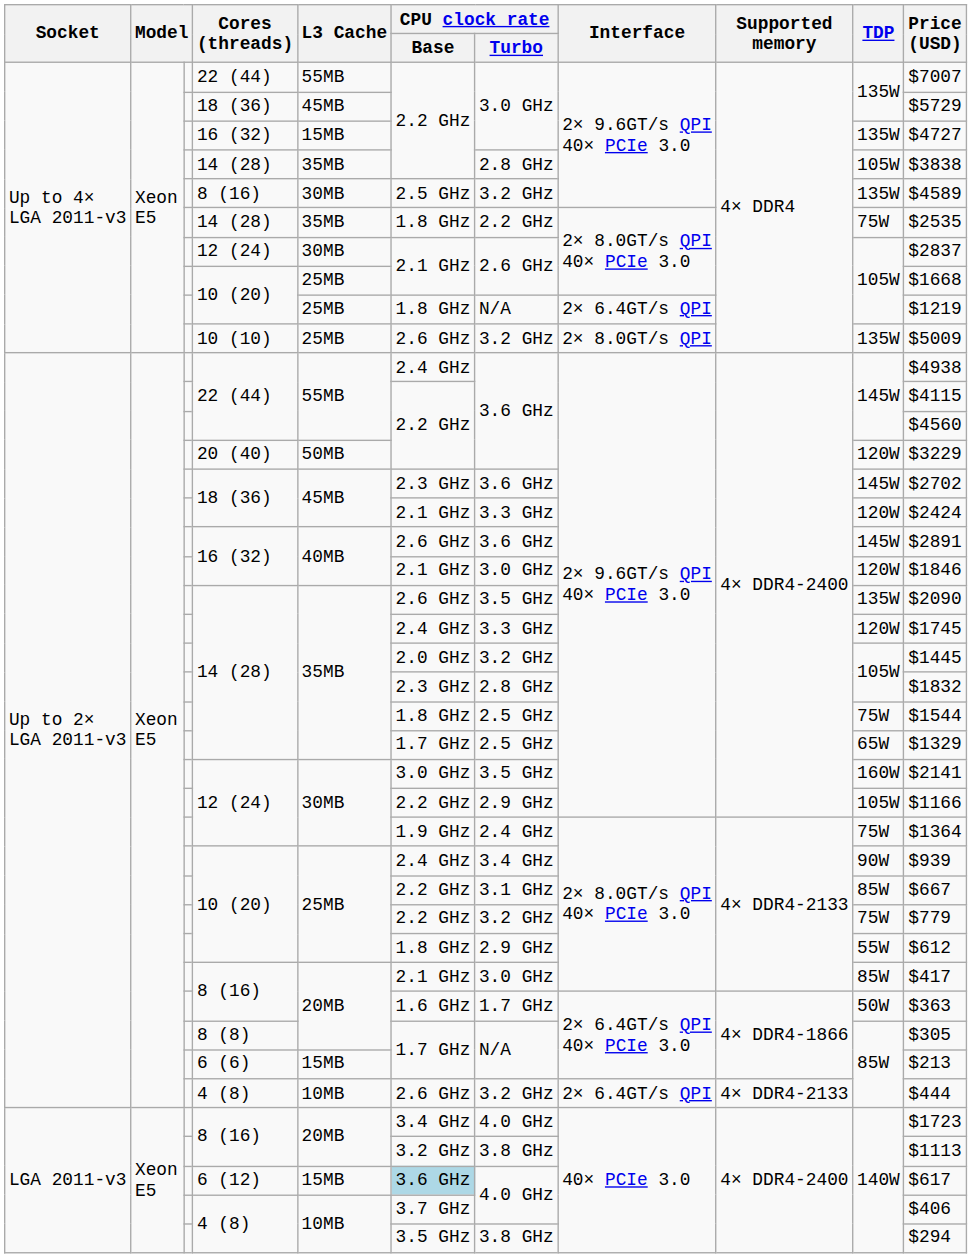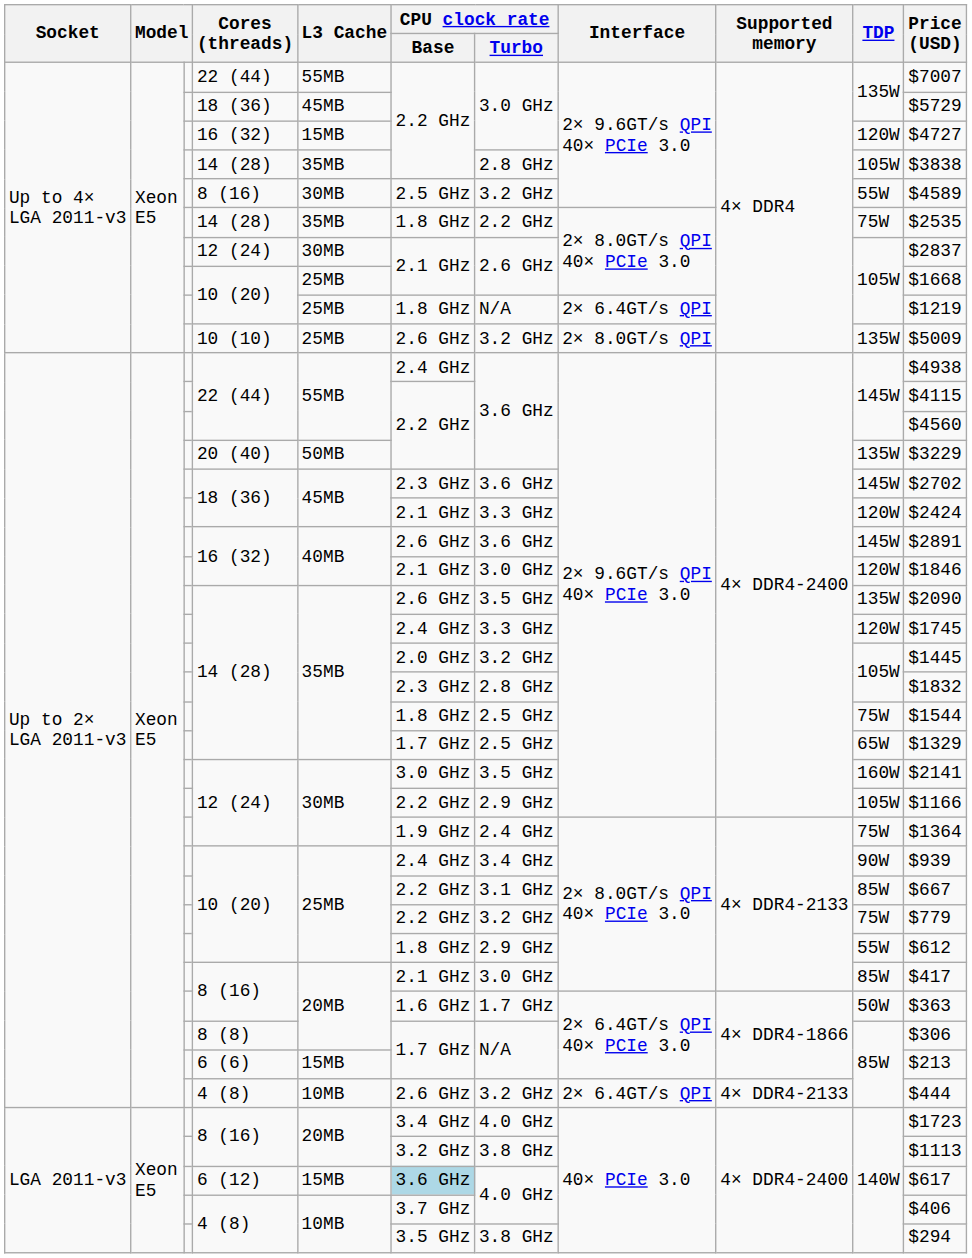(878, 135) 135W -> (878, 135) 120W
(878, 193) 135W -> (873, 193) 55W
(878, 455) 120W -> (878, 455) 135W
(930, 1035) $305 -> (930, 1035) $306
